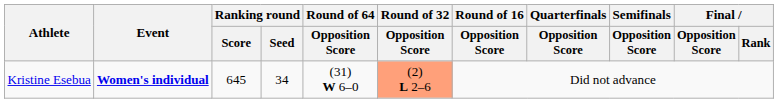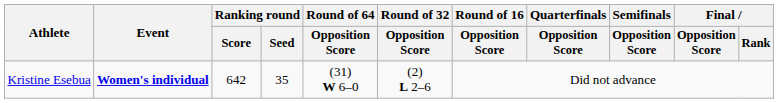(236, 80) 645 -> (236, 80) 642
(282, 80) 34 -> (282, 80) 35
(415, 80) lightsalmon background -> (415, 80) no background
